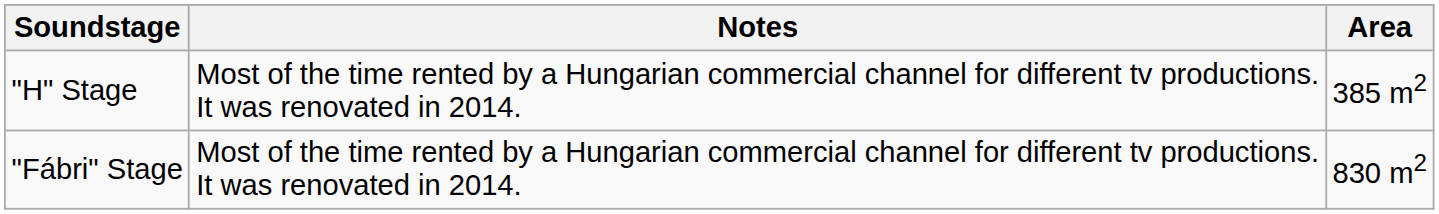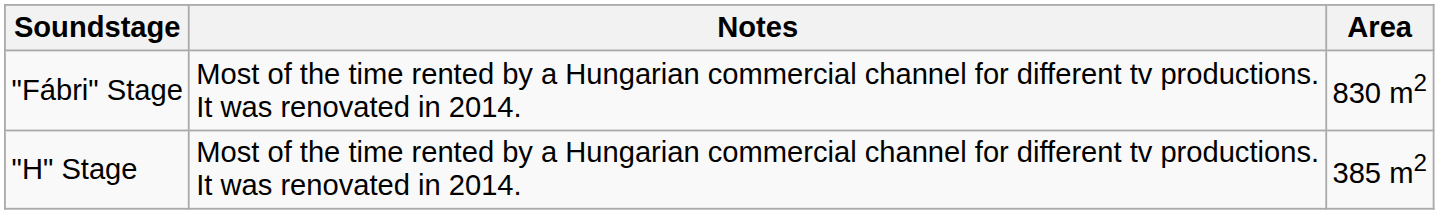rows swapped: (75, 90) <-> (97, 169)
